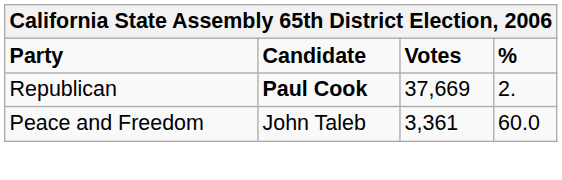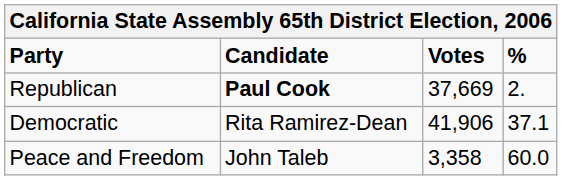+ row: (64, 123)
(431, 123) 3,361 -> (455, 157) 3,358
